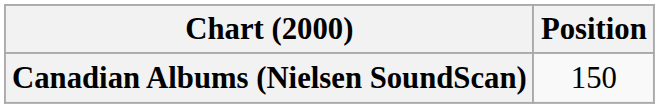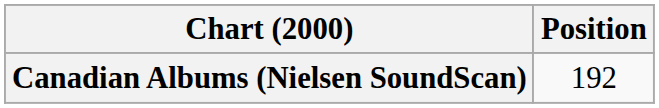(594, 77) 150 -> (594, 77) 192
